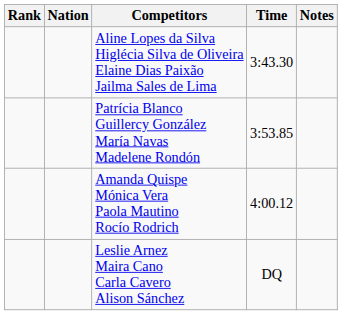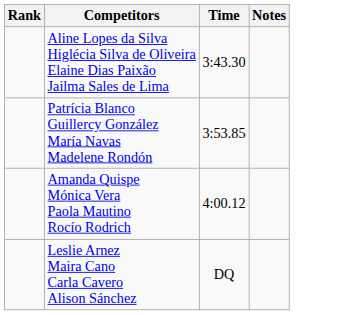- column: (68, 15)
